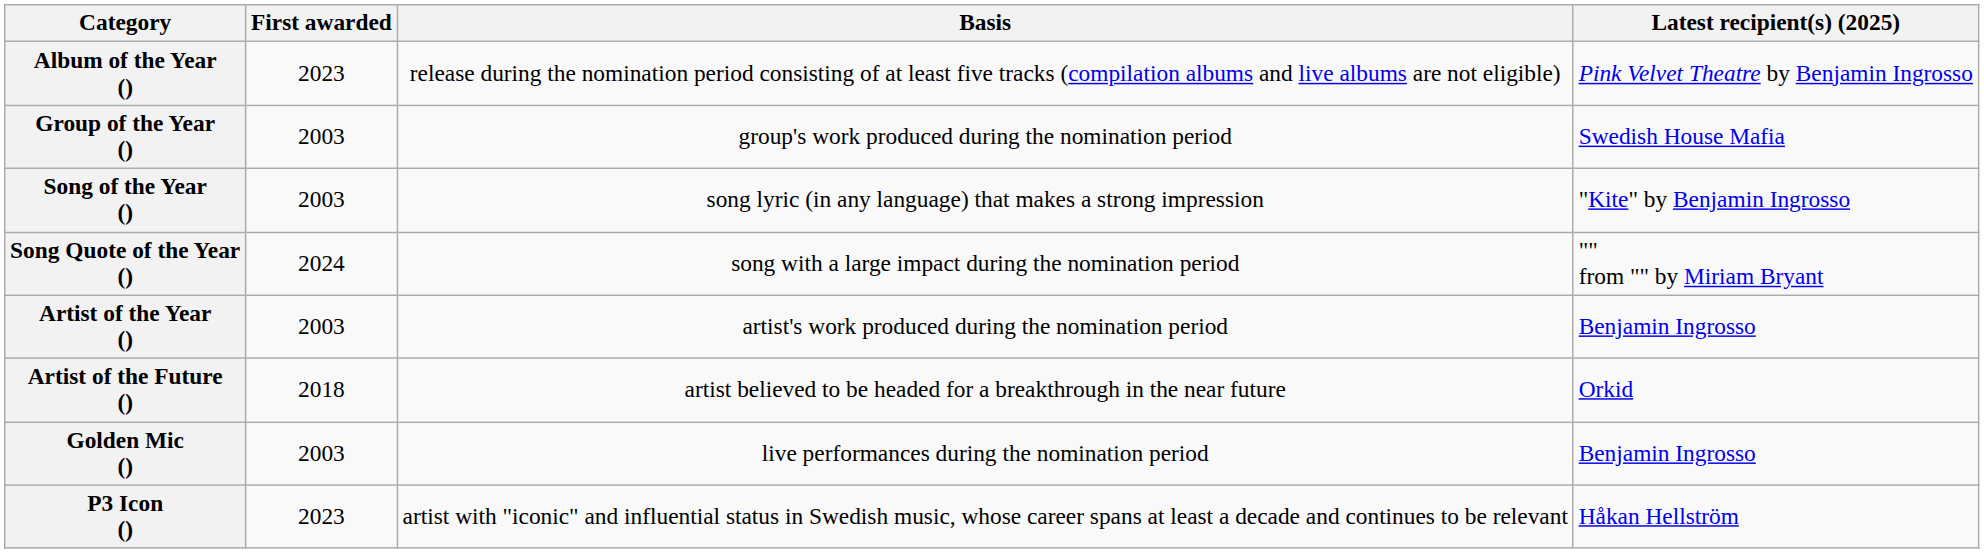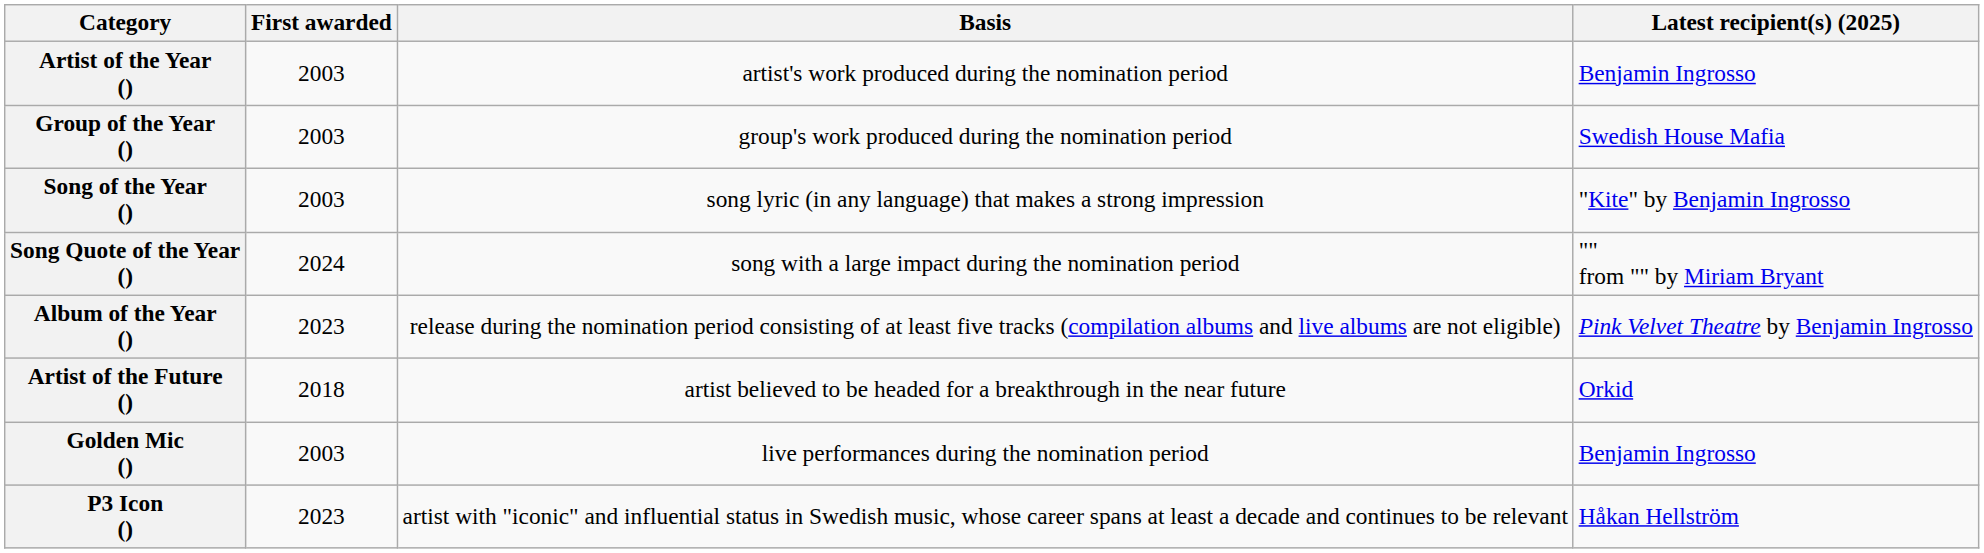rows swapped: (125, 326) <-> (125, 73)
